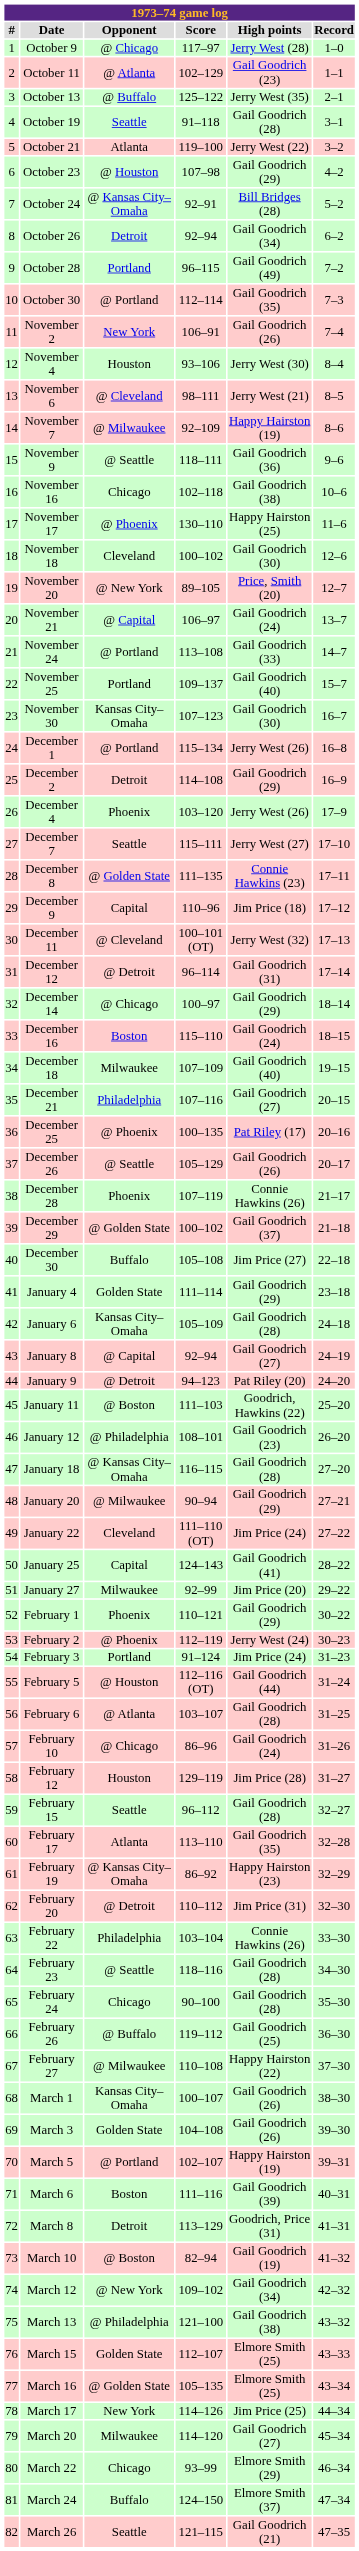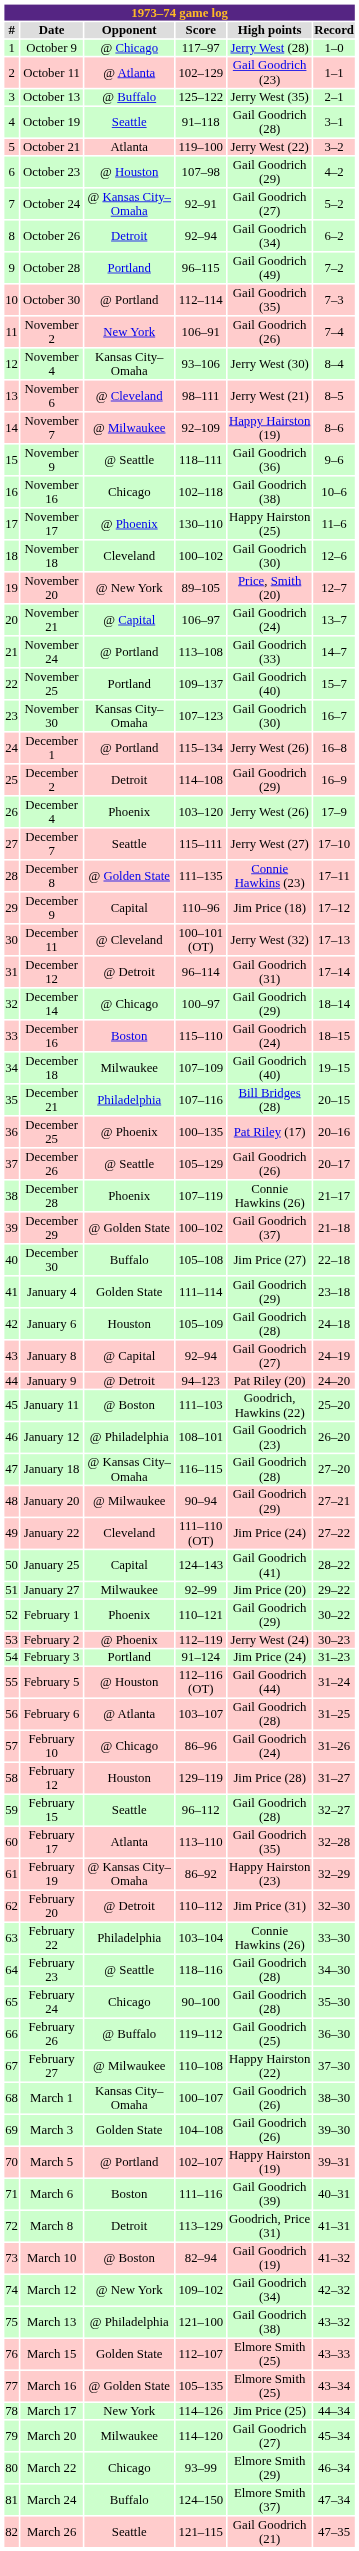(270, 203) Bill Bridges (28) -> (270, 203) Gail Goodrich (27)
(129, 363) Houston -> (129, 363) Kansas City–Omaha
(270, 1099) Gail Goodrich (27) -> (270, 1099) Bill Bridges (28)
(129, 1323) Kansas City–Omaha -> (129, 1323) Houston
